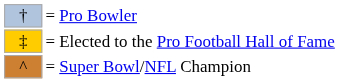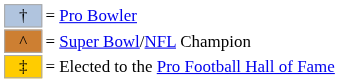rows swapped: (190, 41) <-> (148, 66)
